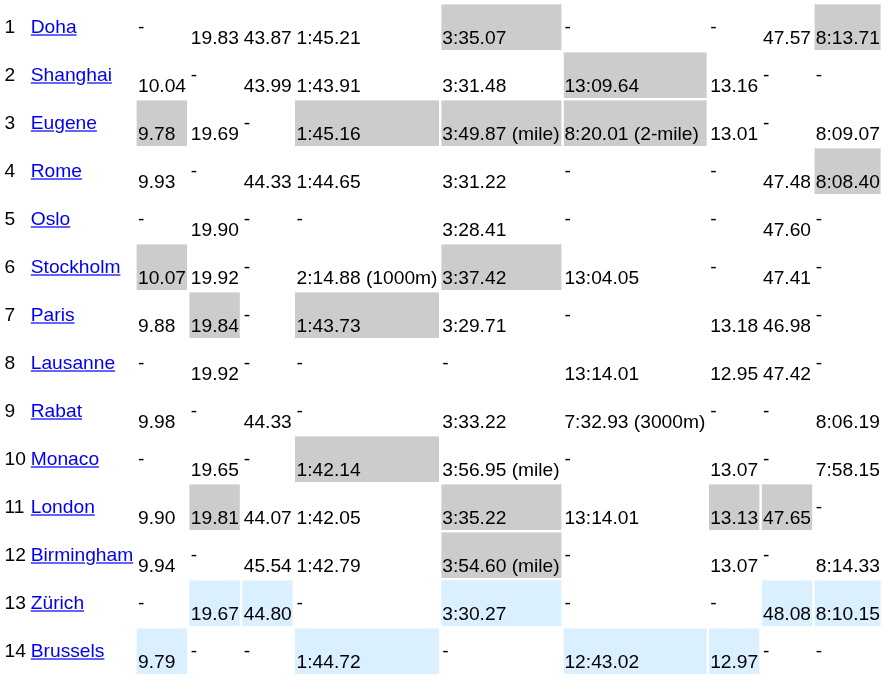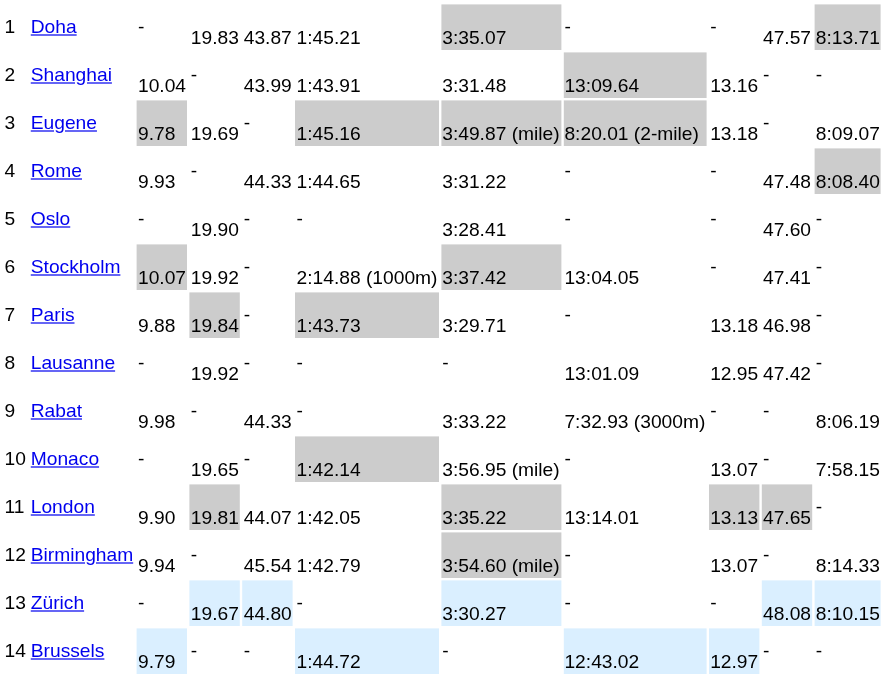(734, 133) 13.01 -> (734, 133) 13.18
(602, 373) 13:14.01 -> (602, 373) 13:01.09
